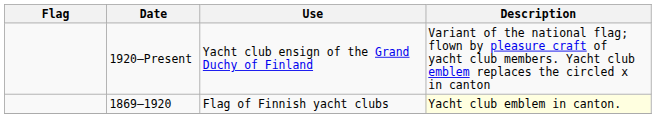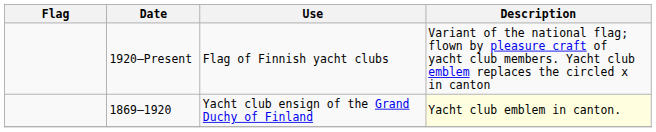(306, 59) Yacht club ensign of the Grand Duchy of Finland -> (296, 59) Flag of Finnish yacht clubs
(296, 104) Flag of Finnish yacht clubs -> (306, 110) Yacht club ensign of the Grand Duchy of Finland
